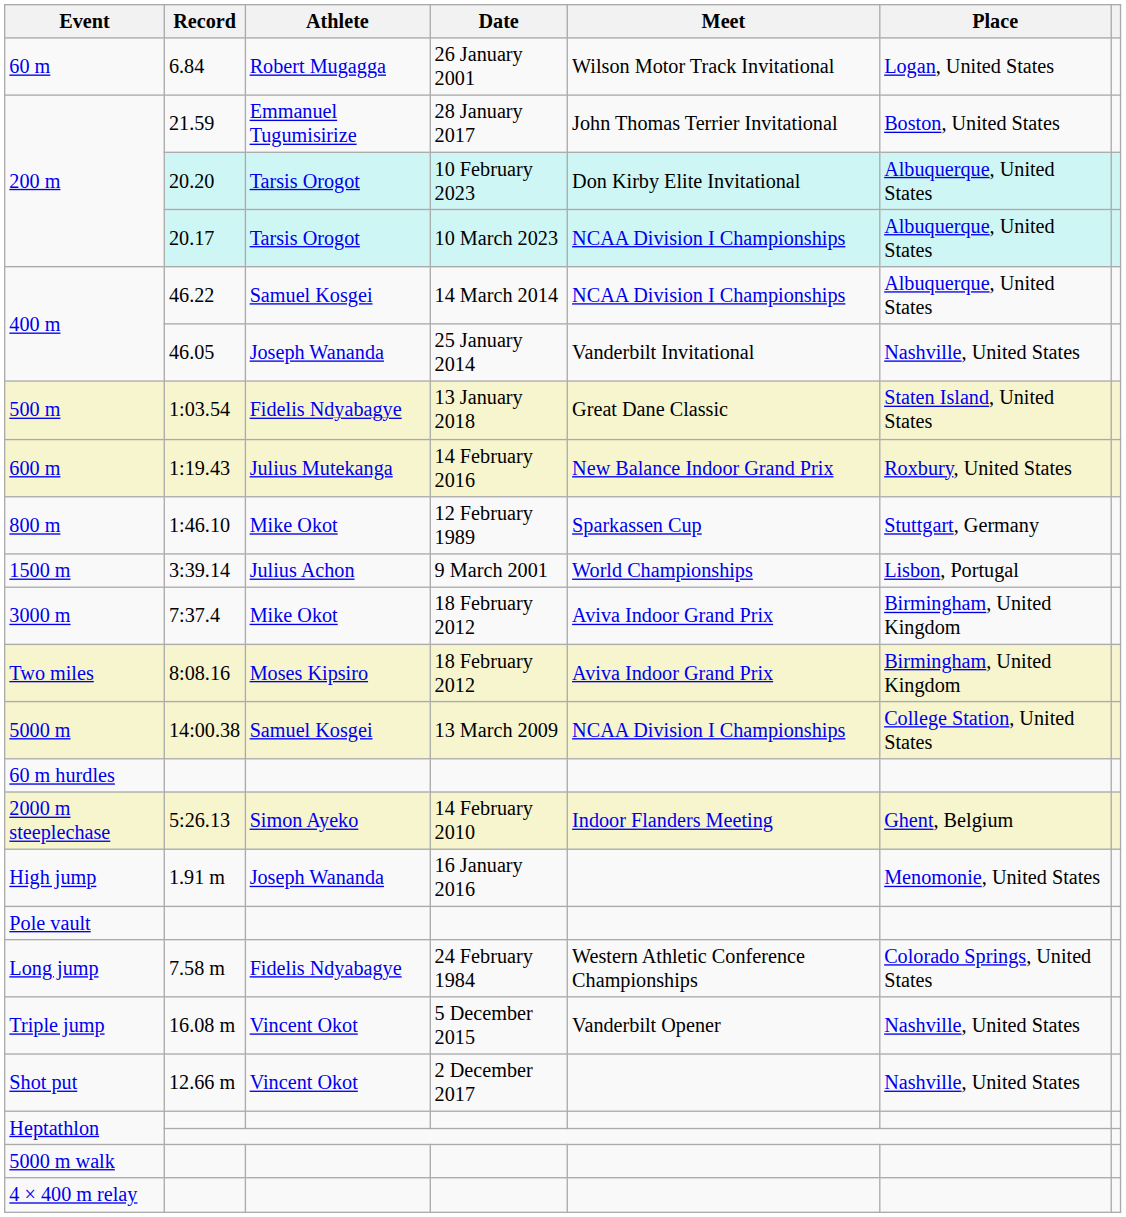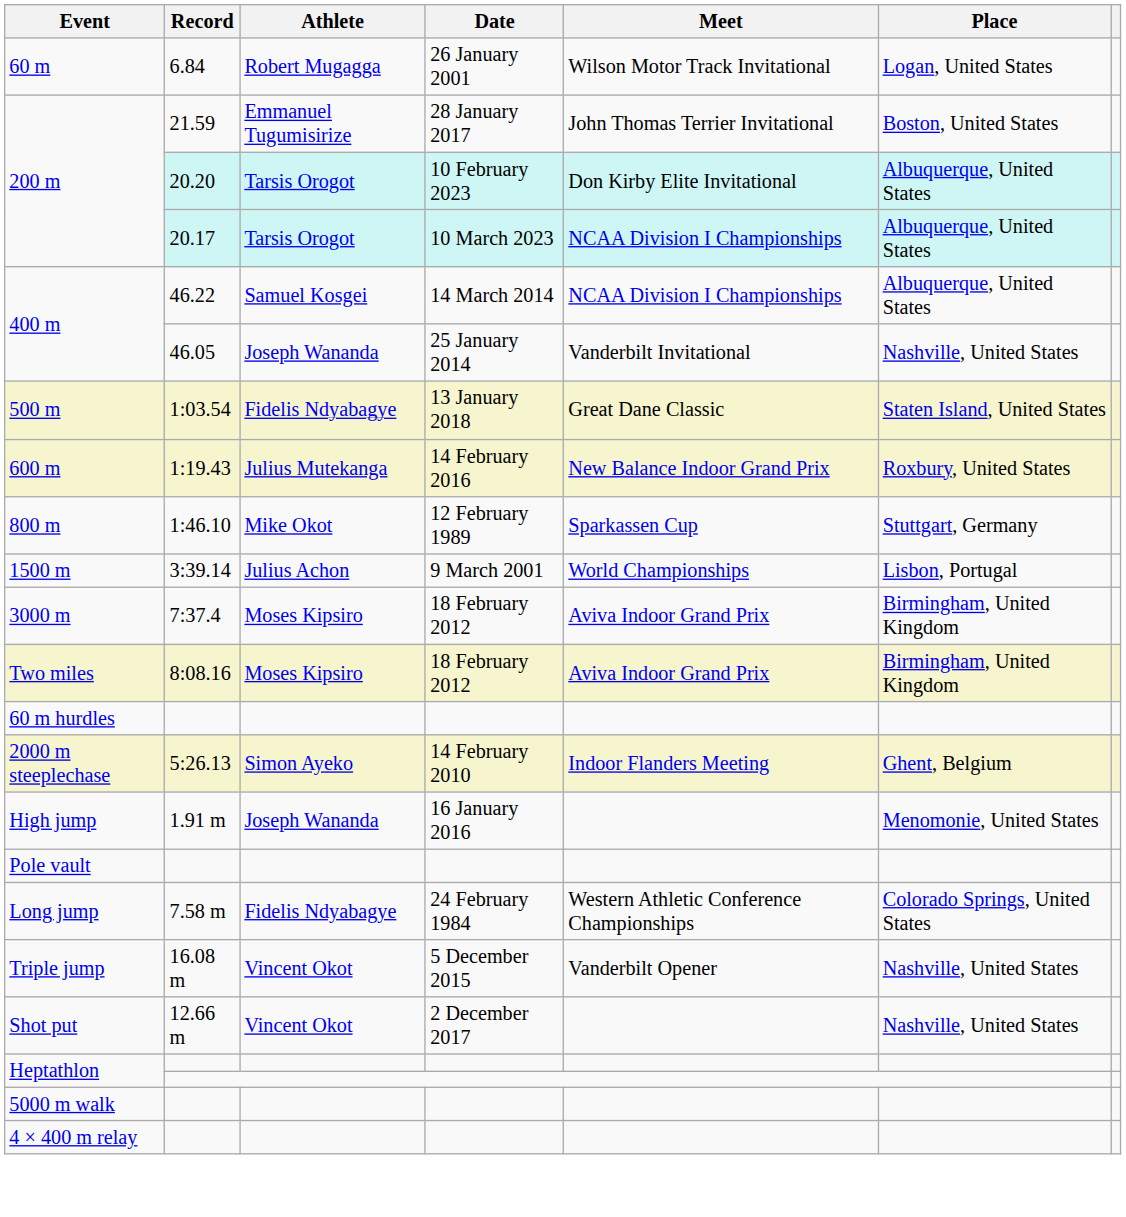(294, 615) Mike Okot -> (304, 615) Moses Kipsiro
- row: (40, 729)
